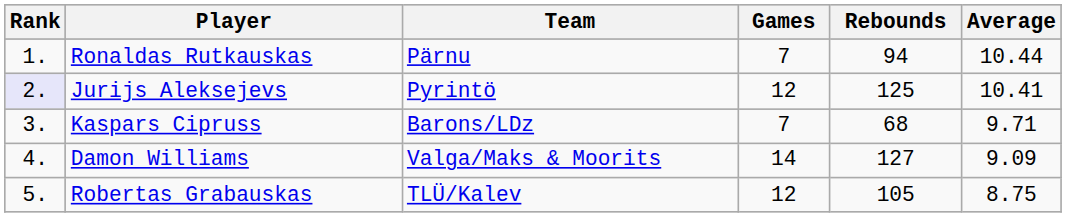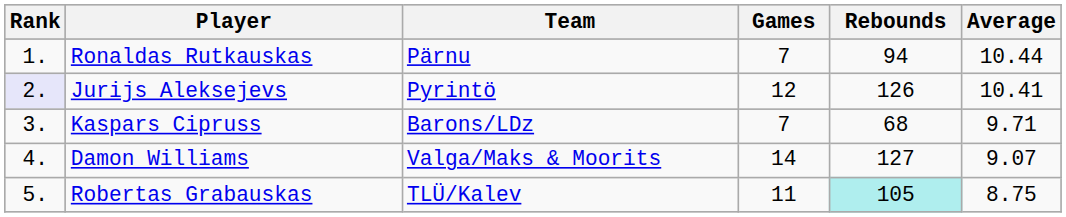(896, 91) 125 -> (896, 91) 126
(1011, 160) 9.09 -> (1011, 160) 9.07
(784, 195) 12 -> (784, 195) 11
(896, 195) no background -> (896, 195) paleturquoise background
